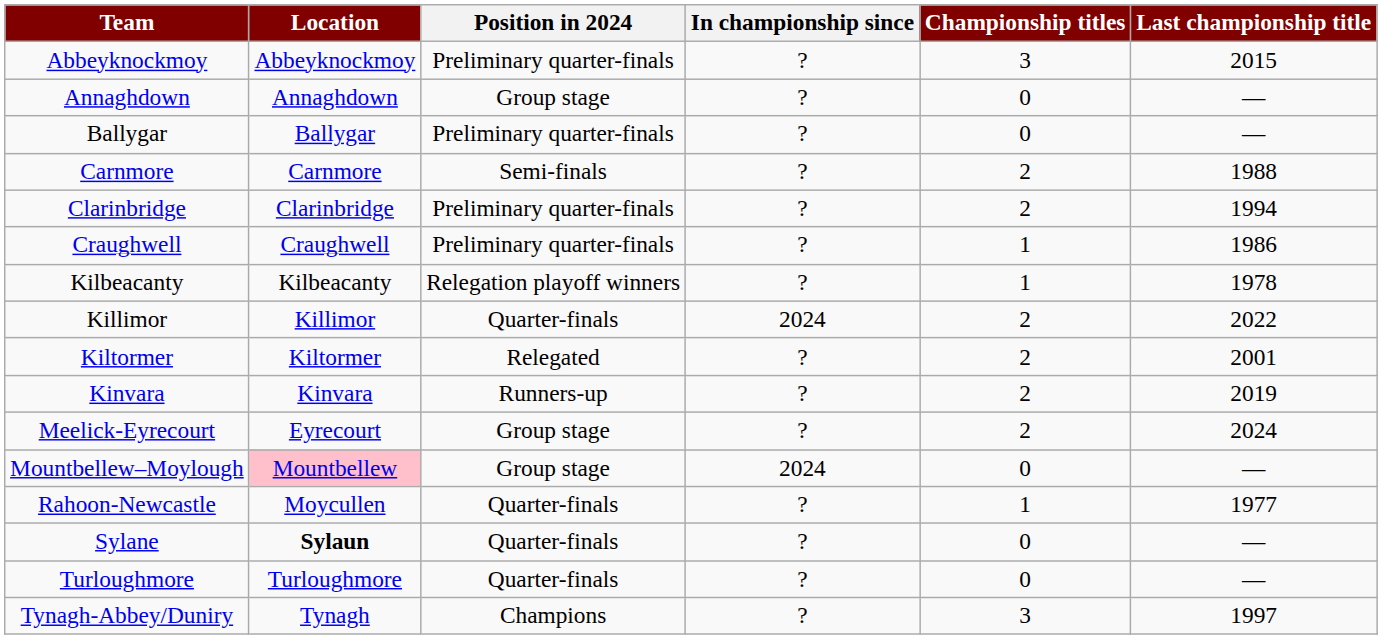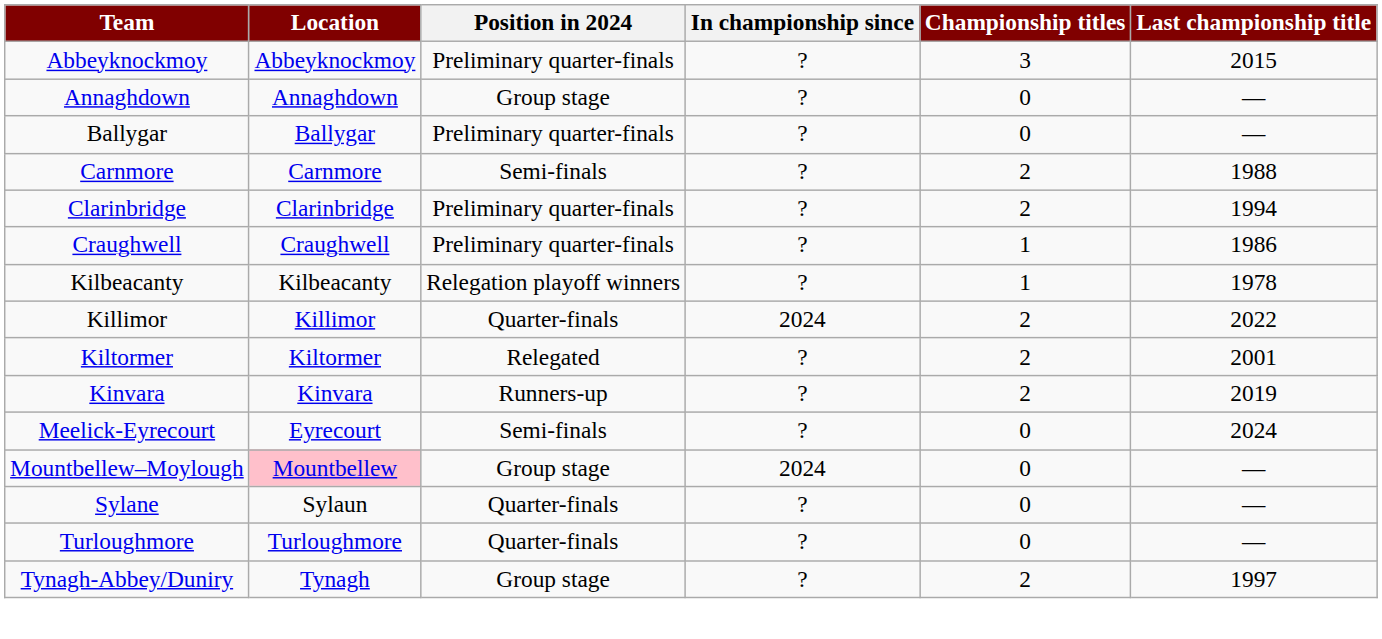(553, 430) Group stage -> (553, 430) Semi-finals
(1025, 430) 2 -> (1025, 430) 0
- row: (127, 504)
(335, 541) bold -> (335, 504) normal
(553, 615) Champions -> (553, 578) Group stage
(1025, 615) 3 -> (1025, 578) 2
